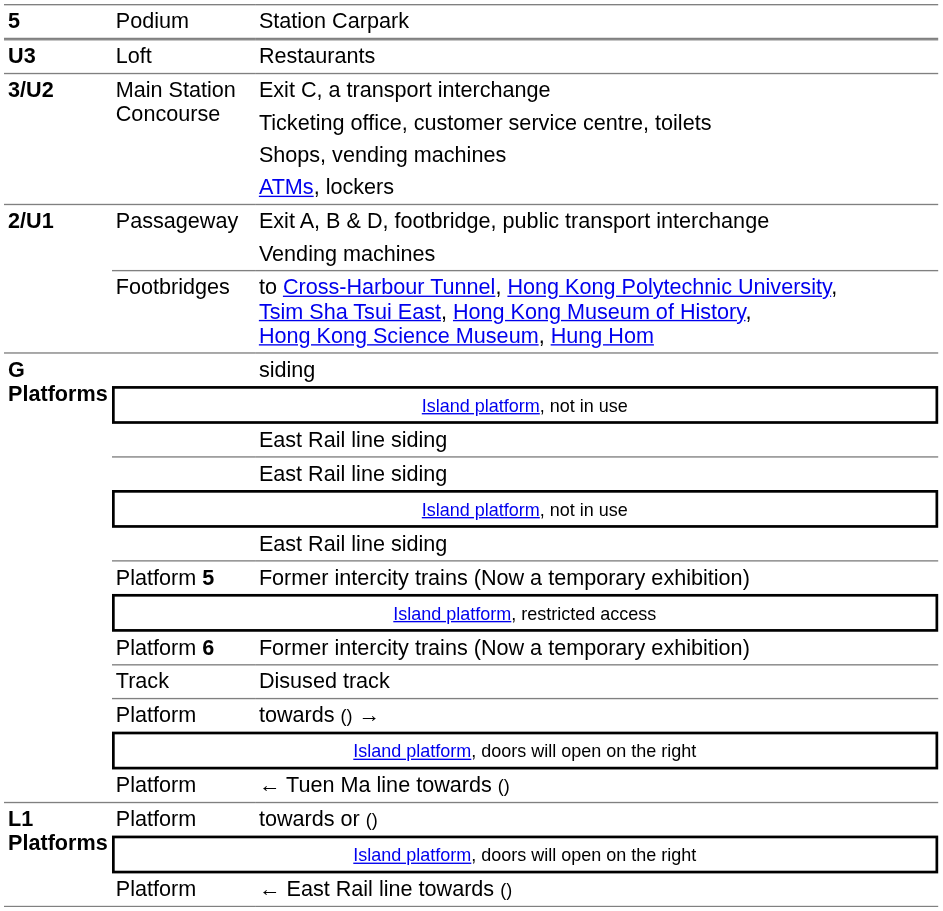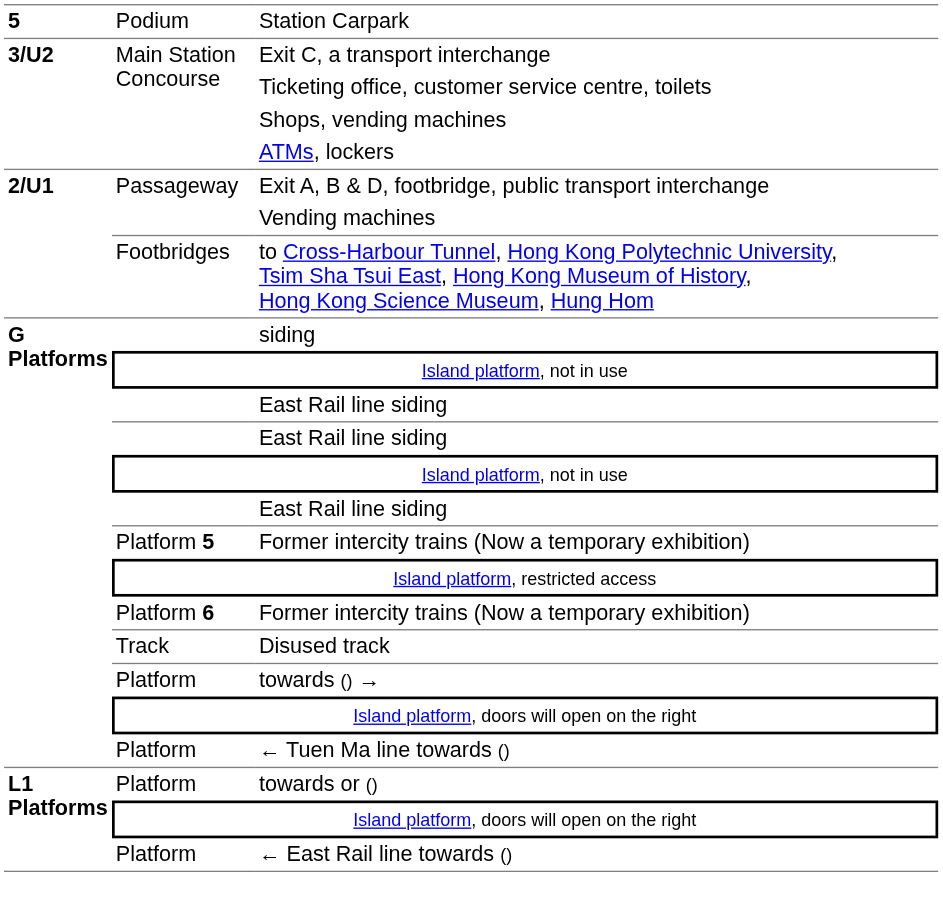- row: (134, 56)
